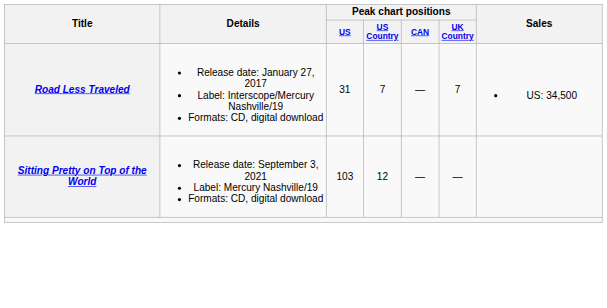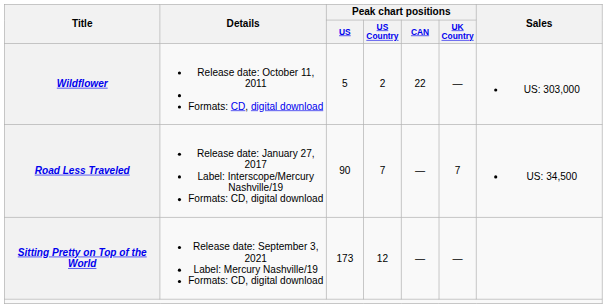+ row: (82, 84)
(345, 89) 31 -> (345, 171) 90
(345, 176) 103 -> (345, 258) 173
